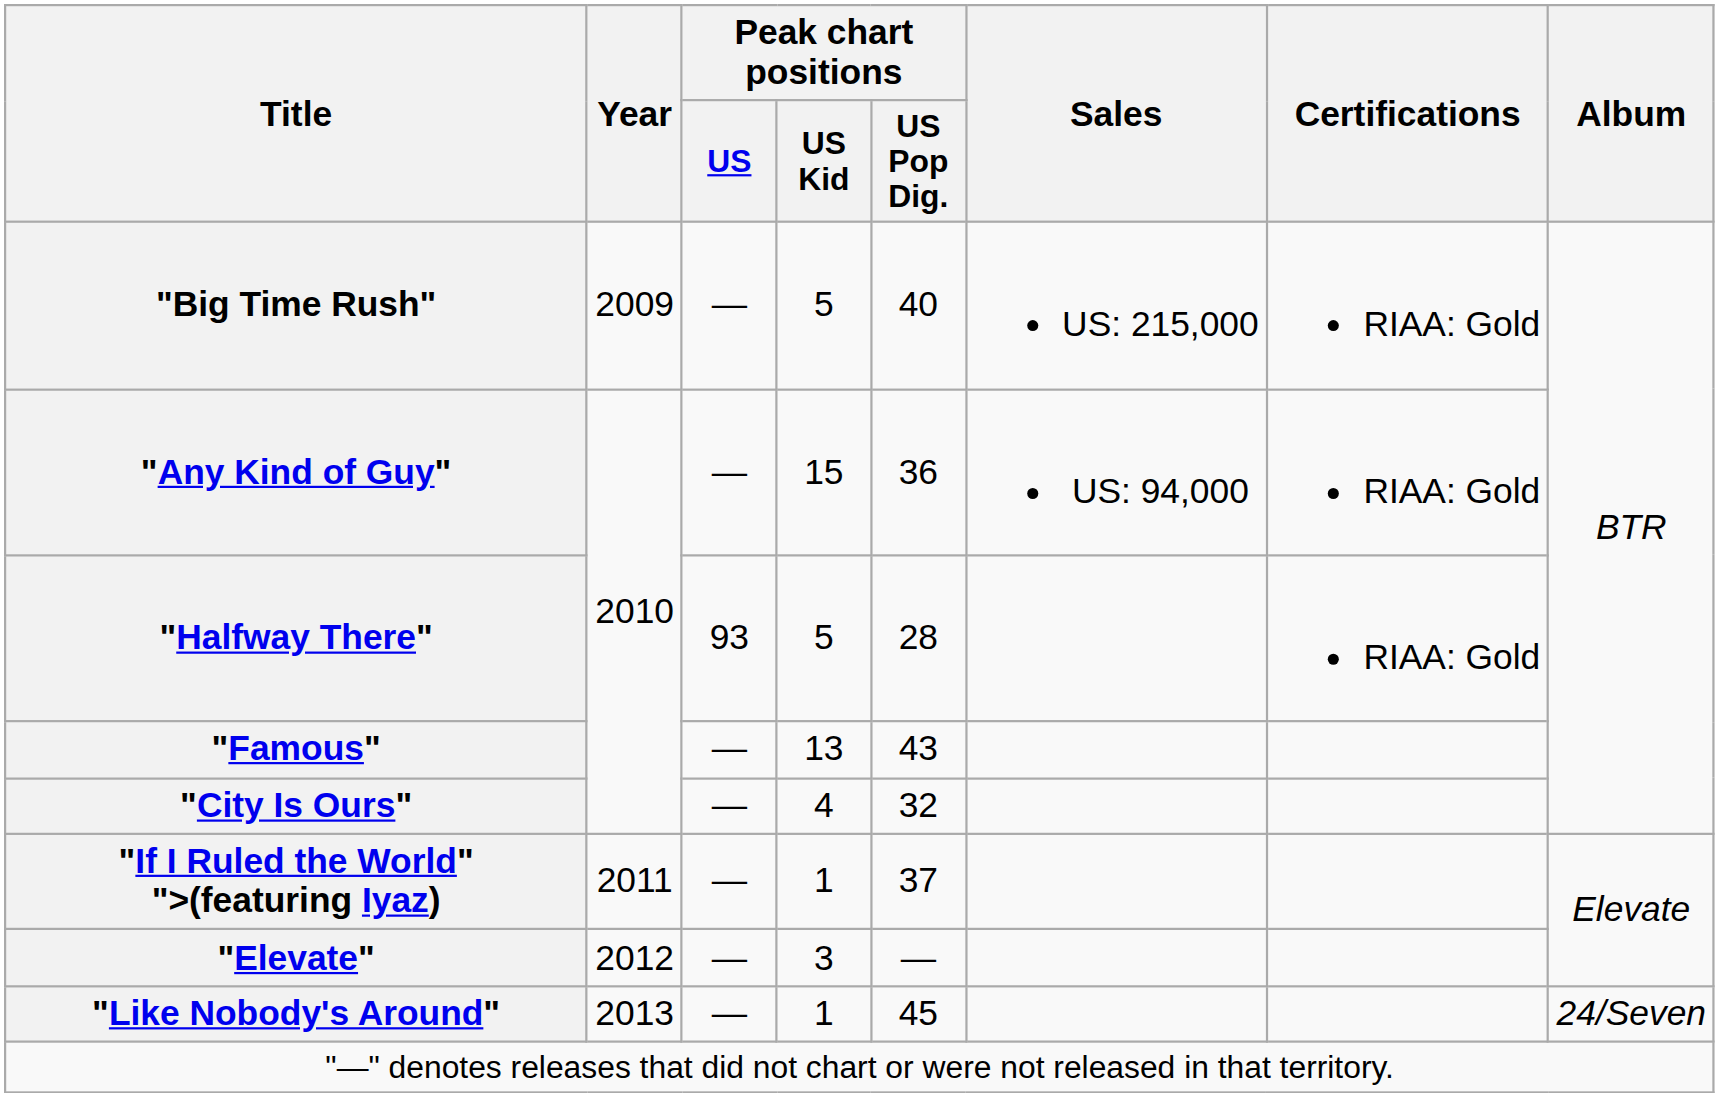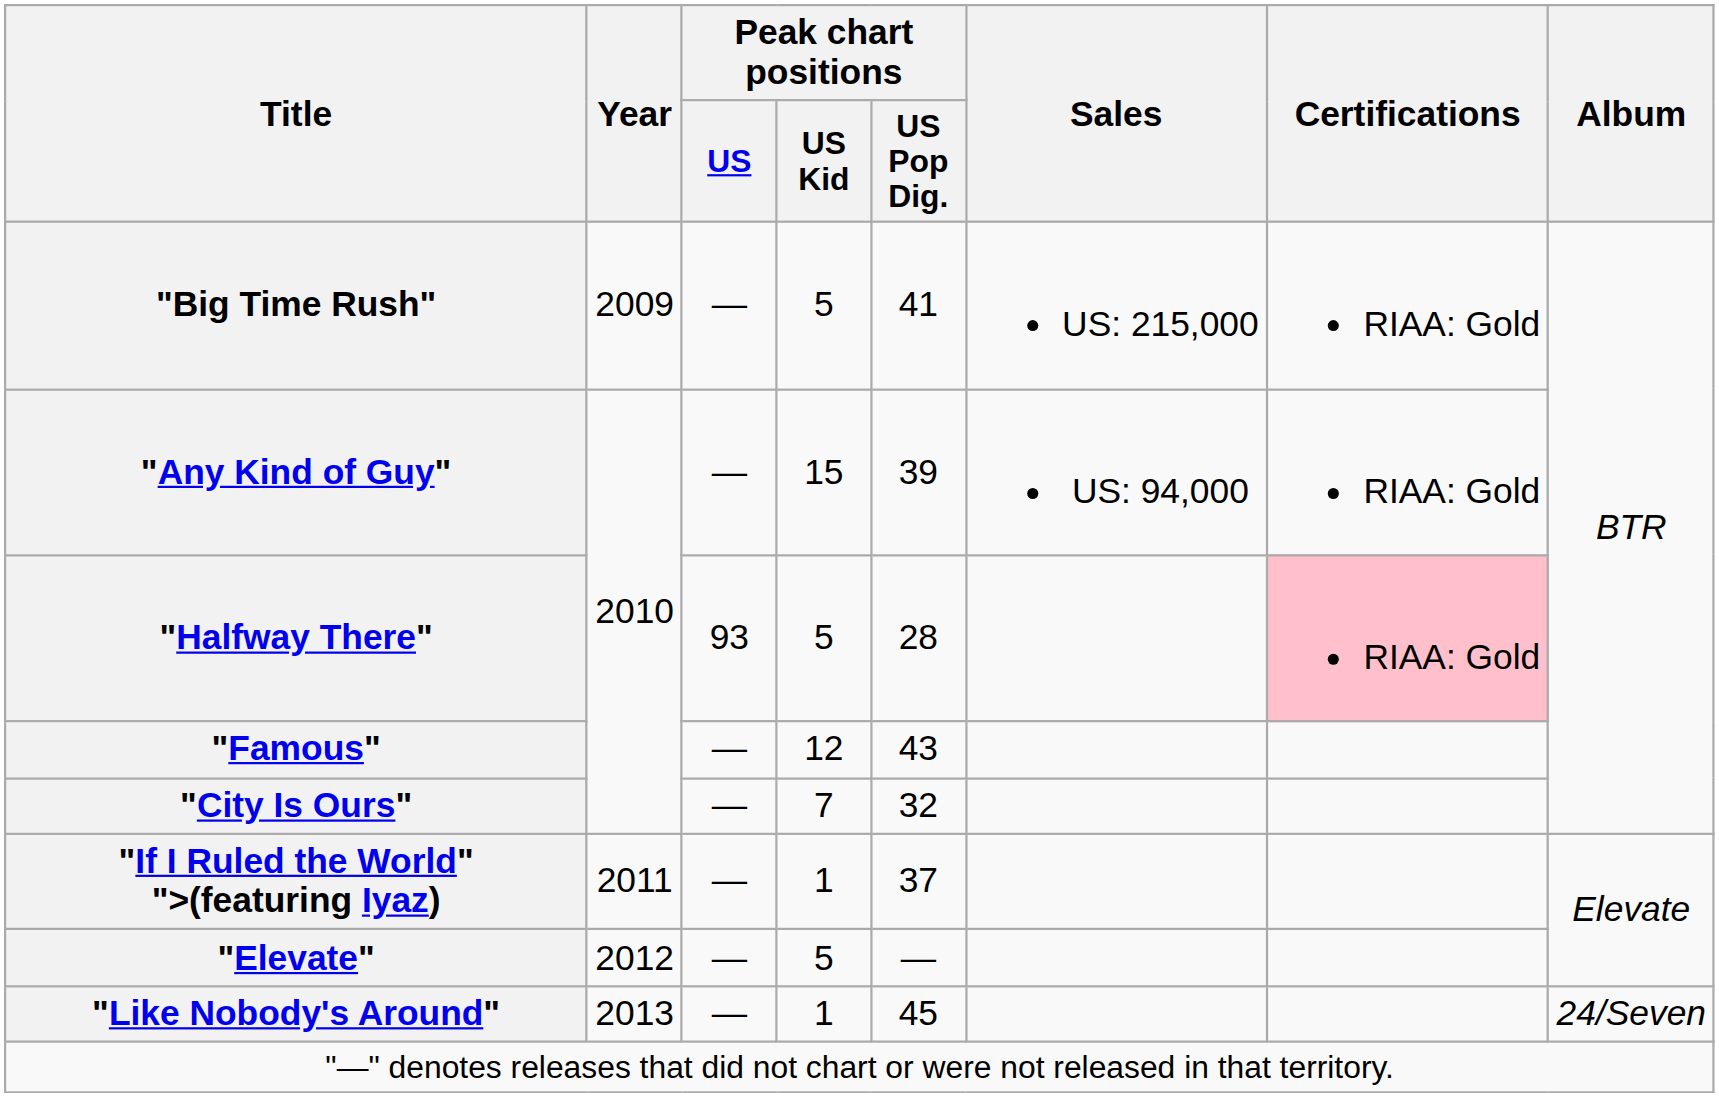(918, 304) 40 -> (918, 304) 41
(918, 471) 36 -> (918, 471) 39
(1408, 658) no background -> (1408, 658) pink background
(824, 749) 13 -> (824, 749) 12
(824, 805) 4 -> (824, 805) 7
(824, 957) 3 -> (824, 957) 5
